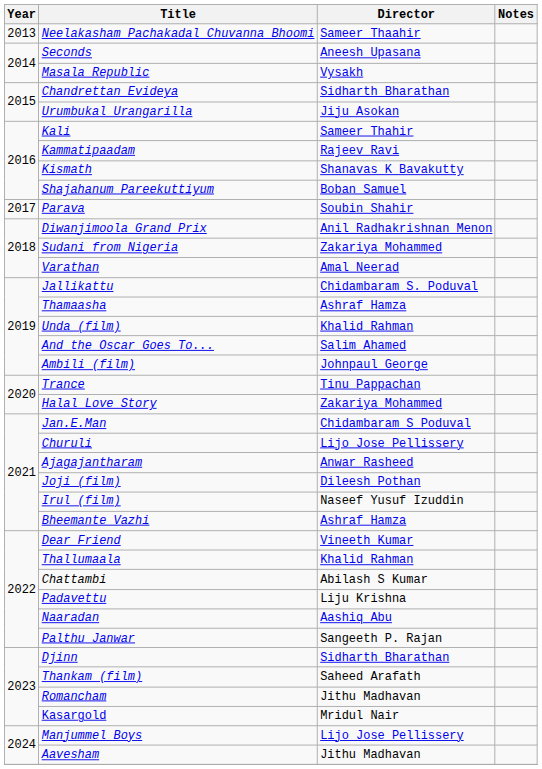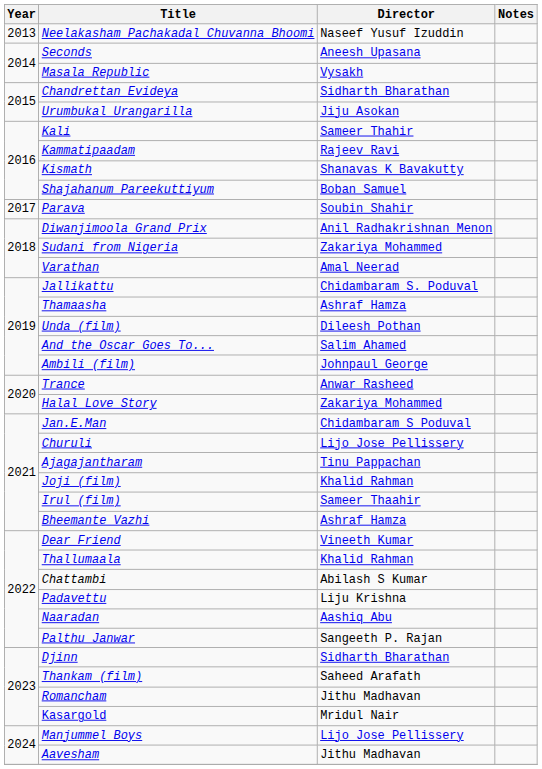(370, 34) Sameer Thaahir -> (392, 34) Naseef Yusuf Izuddin
(367, 326) Khalid Rahman -> (370, 326) Dileesh Pothan
(370, 385) Tinu Pappachan -> (367, 385) Anwar Rasheed
(367, 463) Anwar Rasheed -> (370, 463) Tinu Pappachan
(370, 482) Dileesh Pothan -> (367, 482) Khalid Rahman
(392, 502) Naseef Yusuf Izuddin -> (370, 502) Sameer Thaahir
